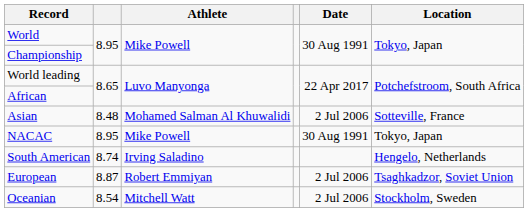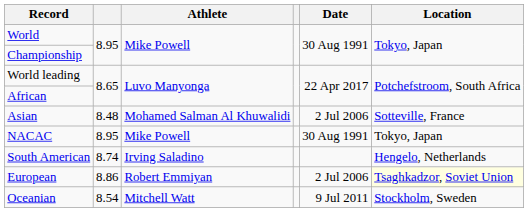(107, 177) 8.87 -> (107, 177) 8.86
(444, 177) no background -> (444, 177) lightyellow background
(342, 197) 2 Jul 2006 -> (342, 197) 9 Jul 2011
